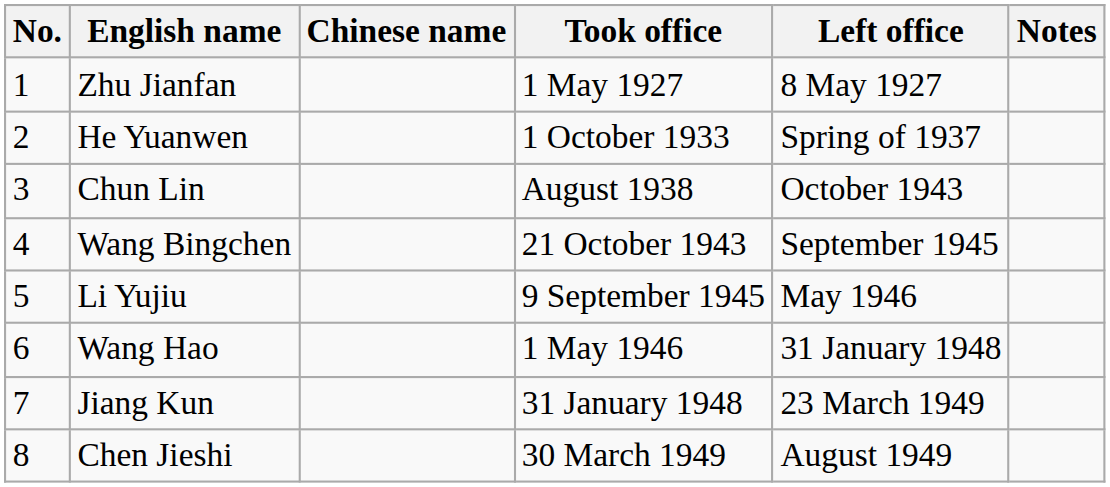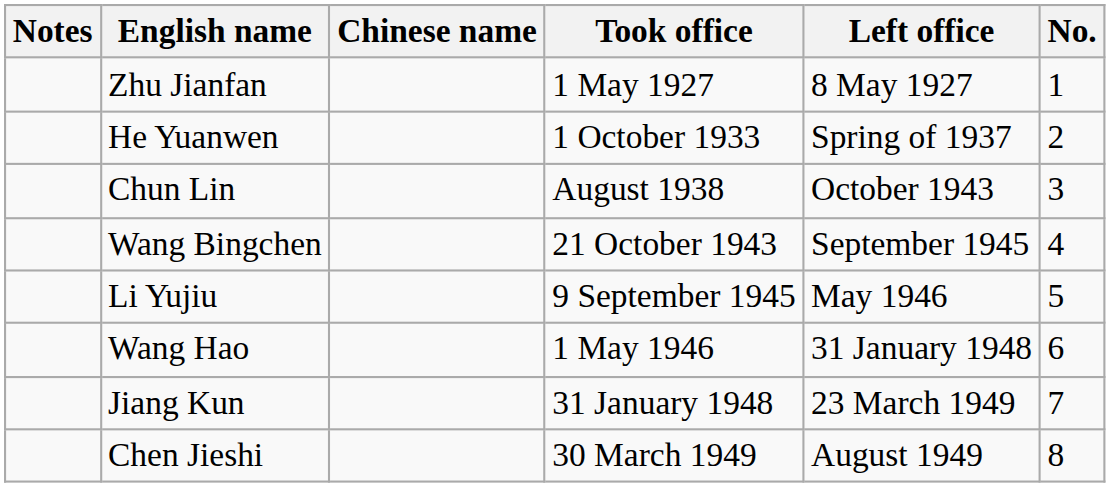columns swapped: (37, 31) <-> (1057, 31)
